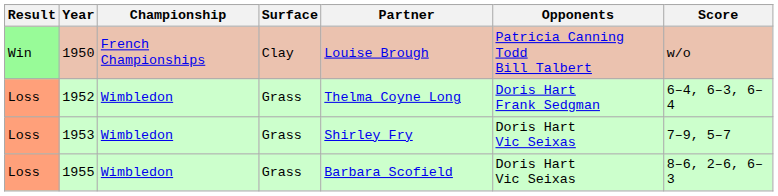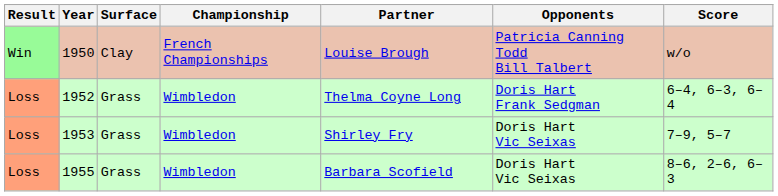columns swapped: (178, 15) <-> (290, 15)
